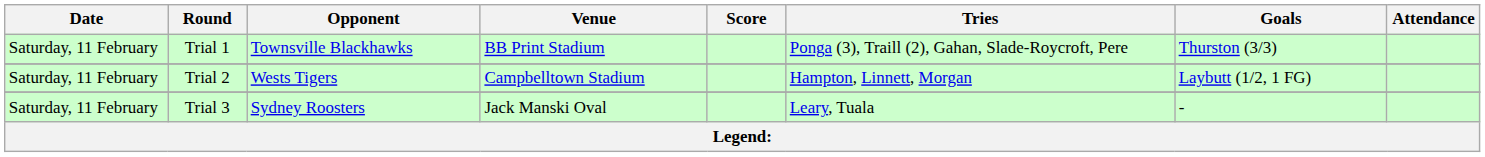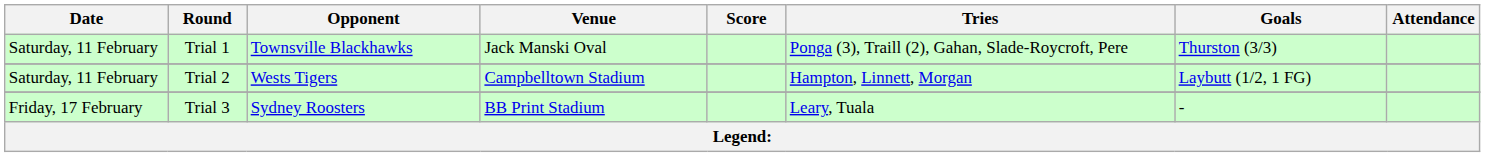(545, 48) BB Print Stadium -> (546, 48) Jack Manski Oval
(83, 107) Saturday, 11 February -> (76, 107) Friday, 17 February
(546, 107) Jack Manski Oval -> (545, 107) BB Print Stadium
